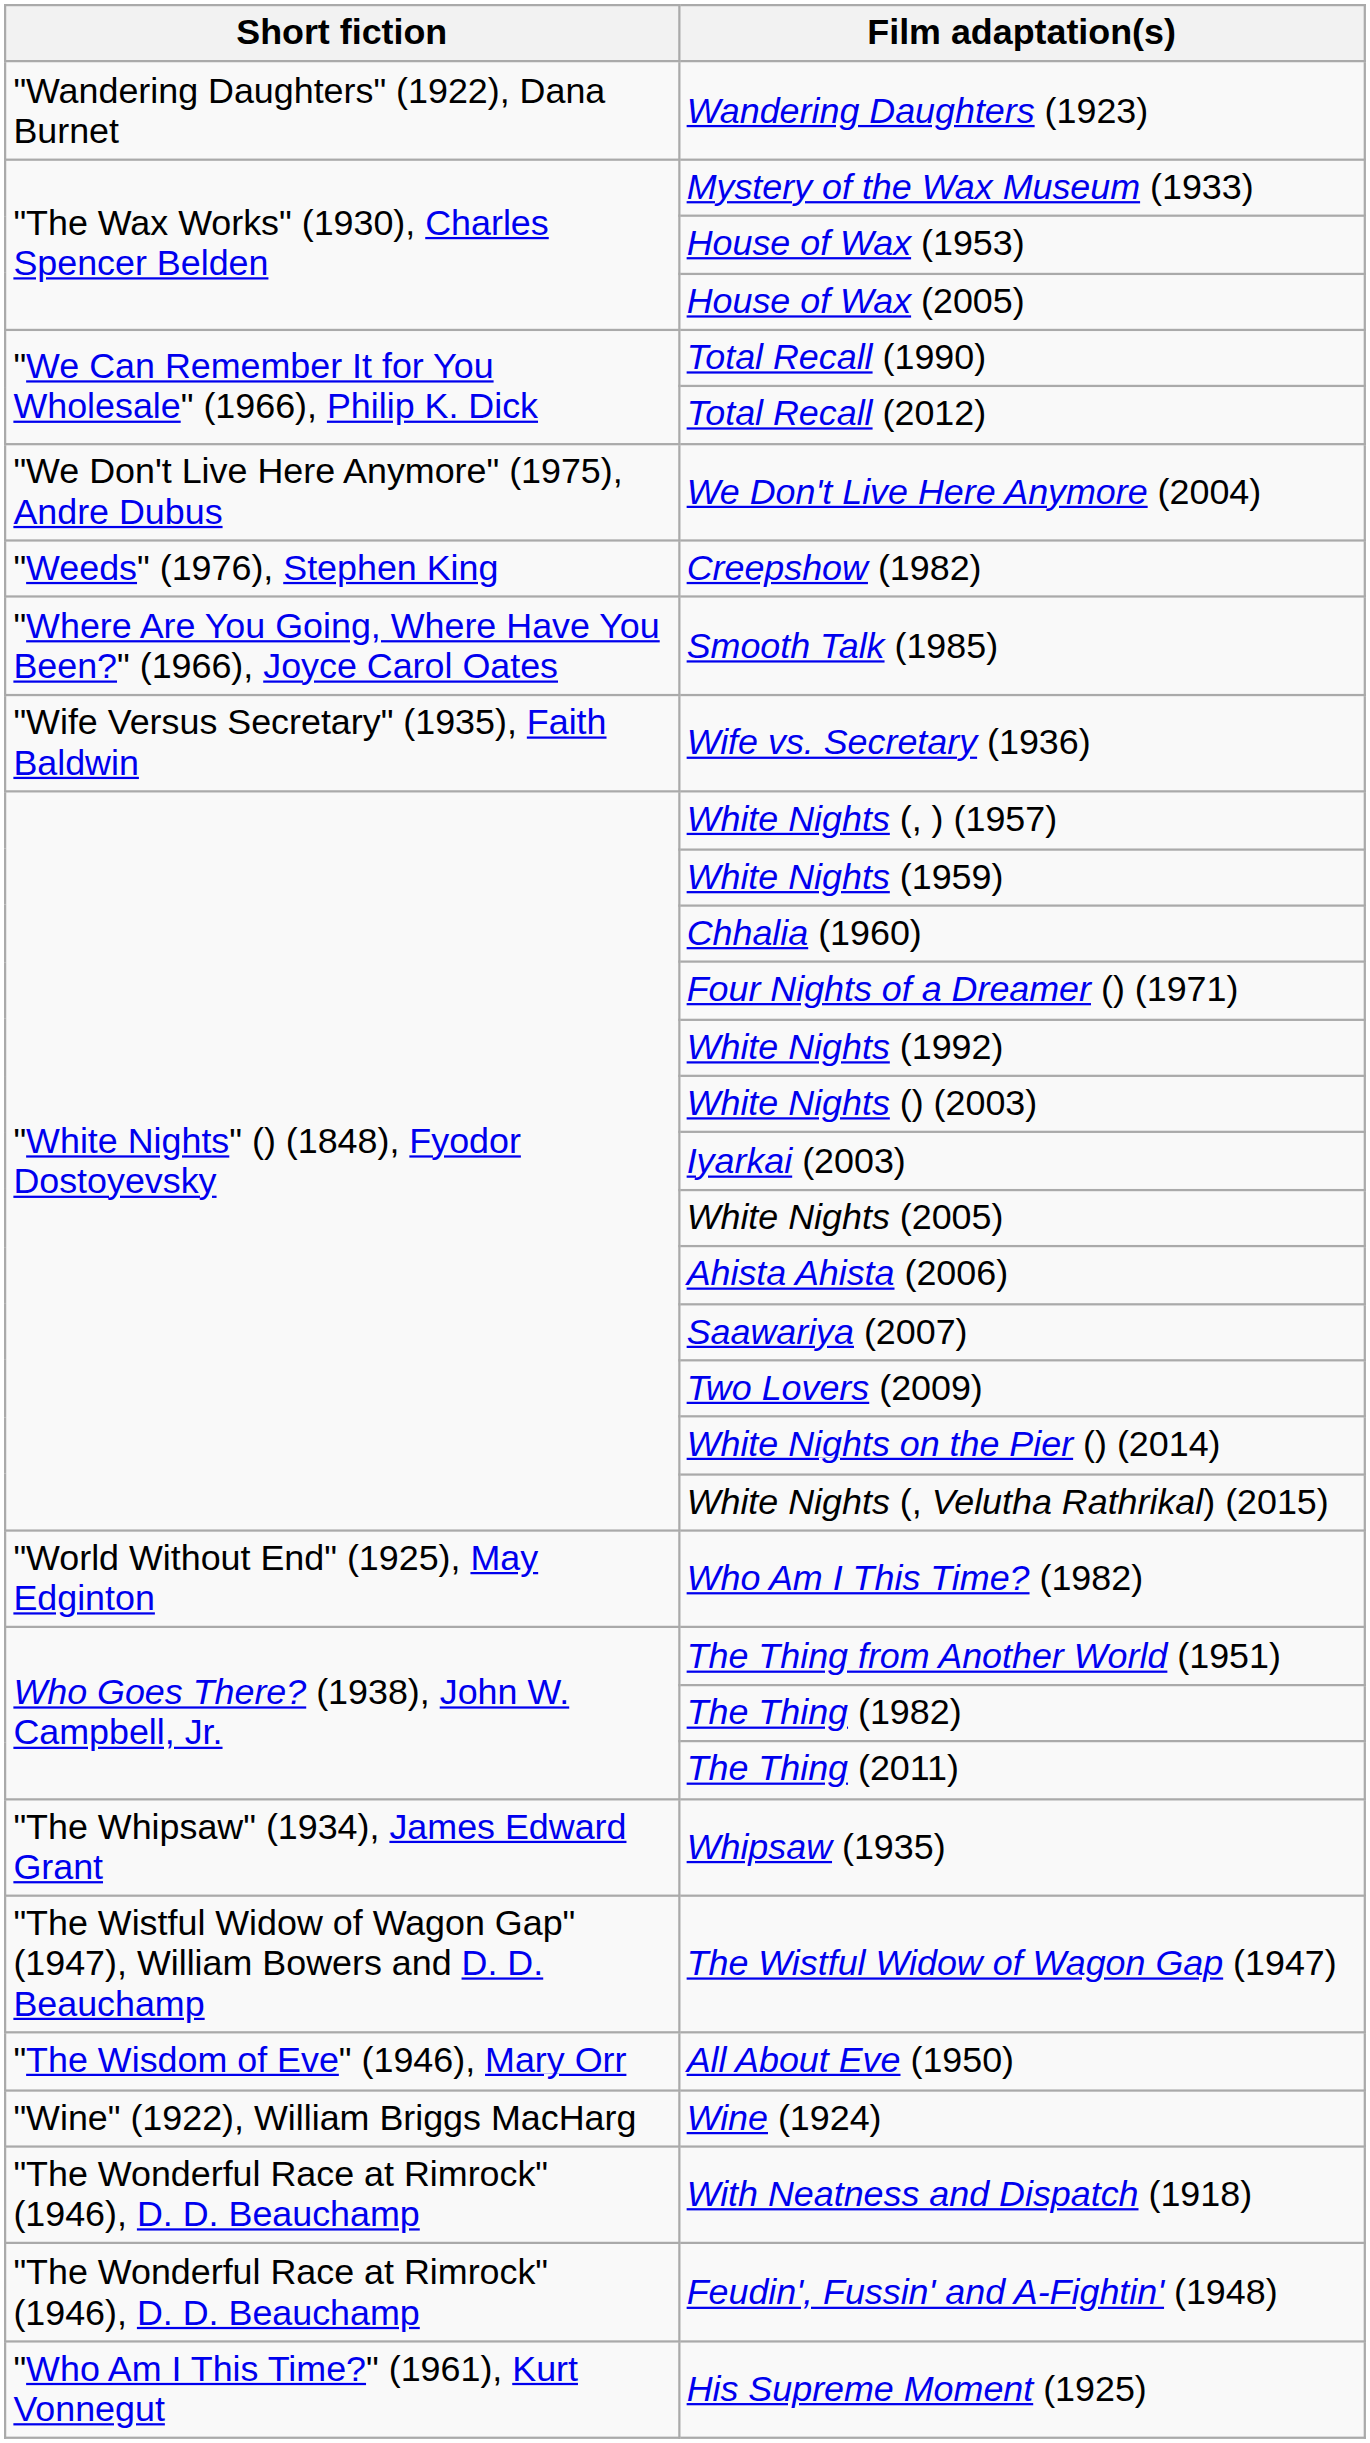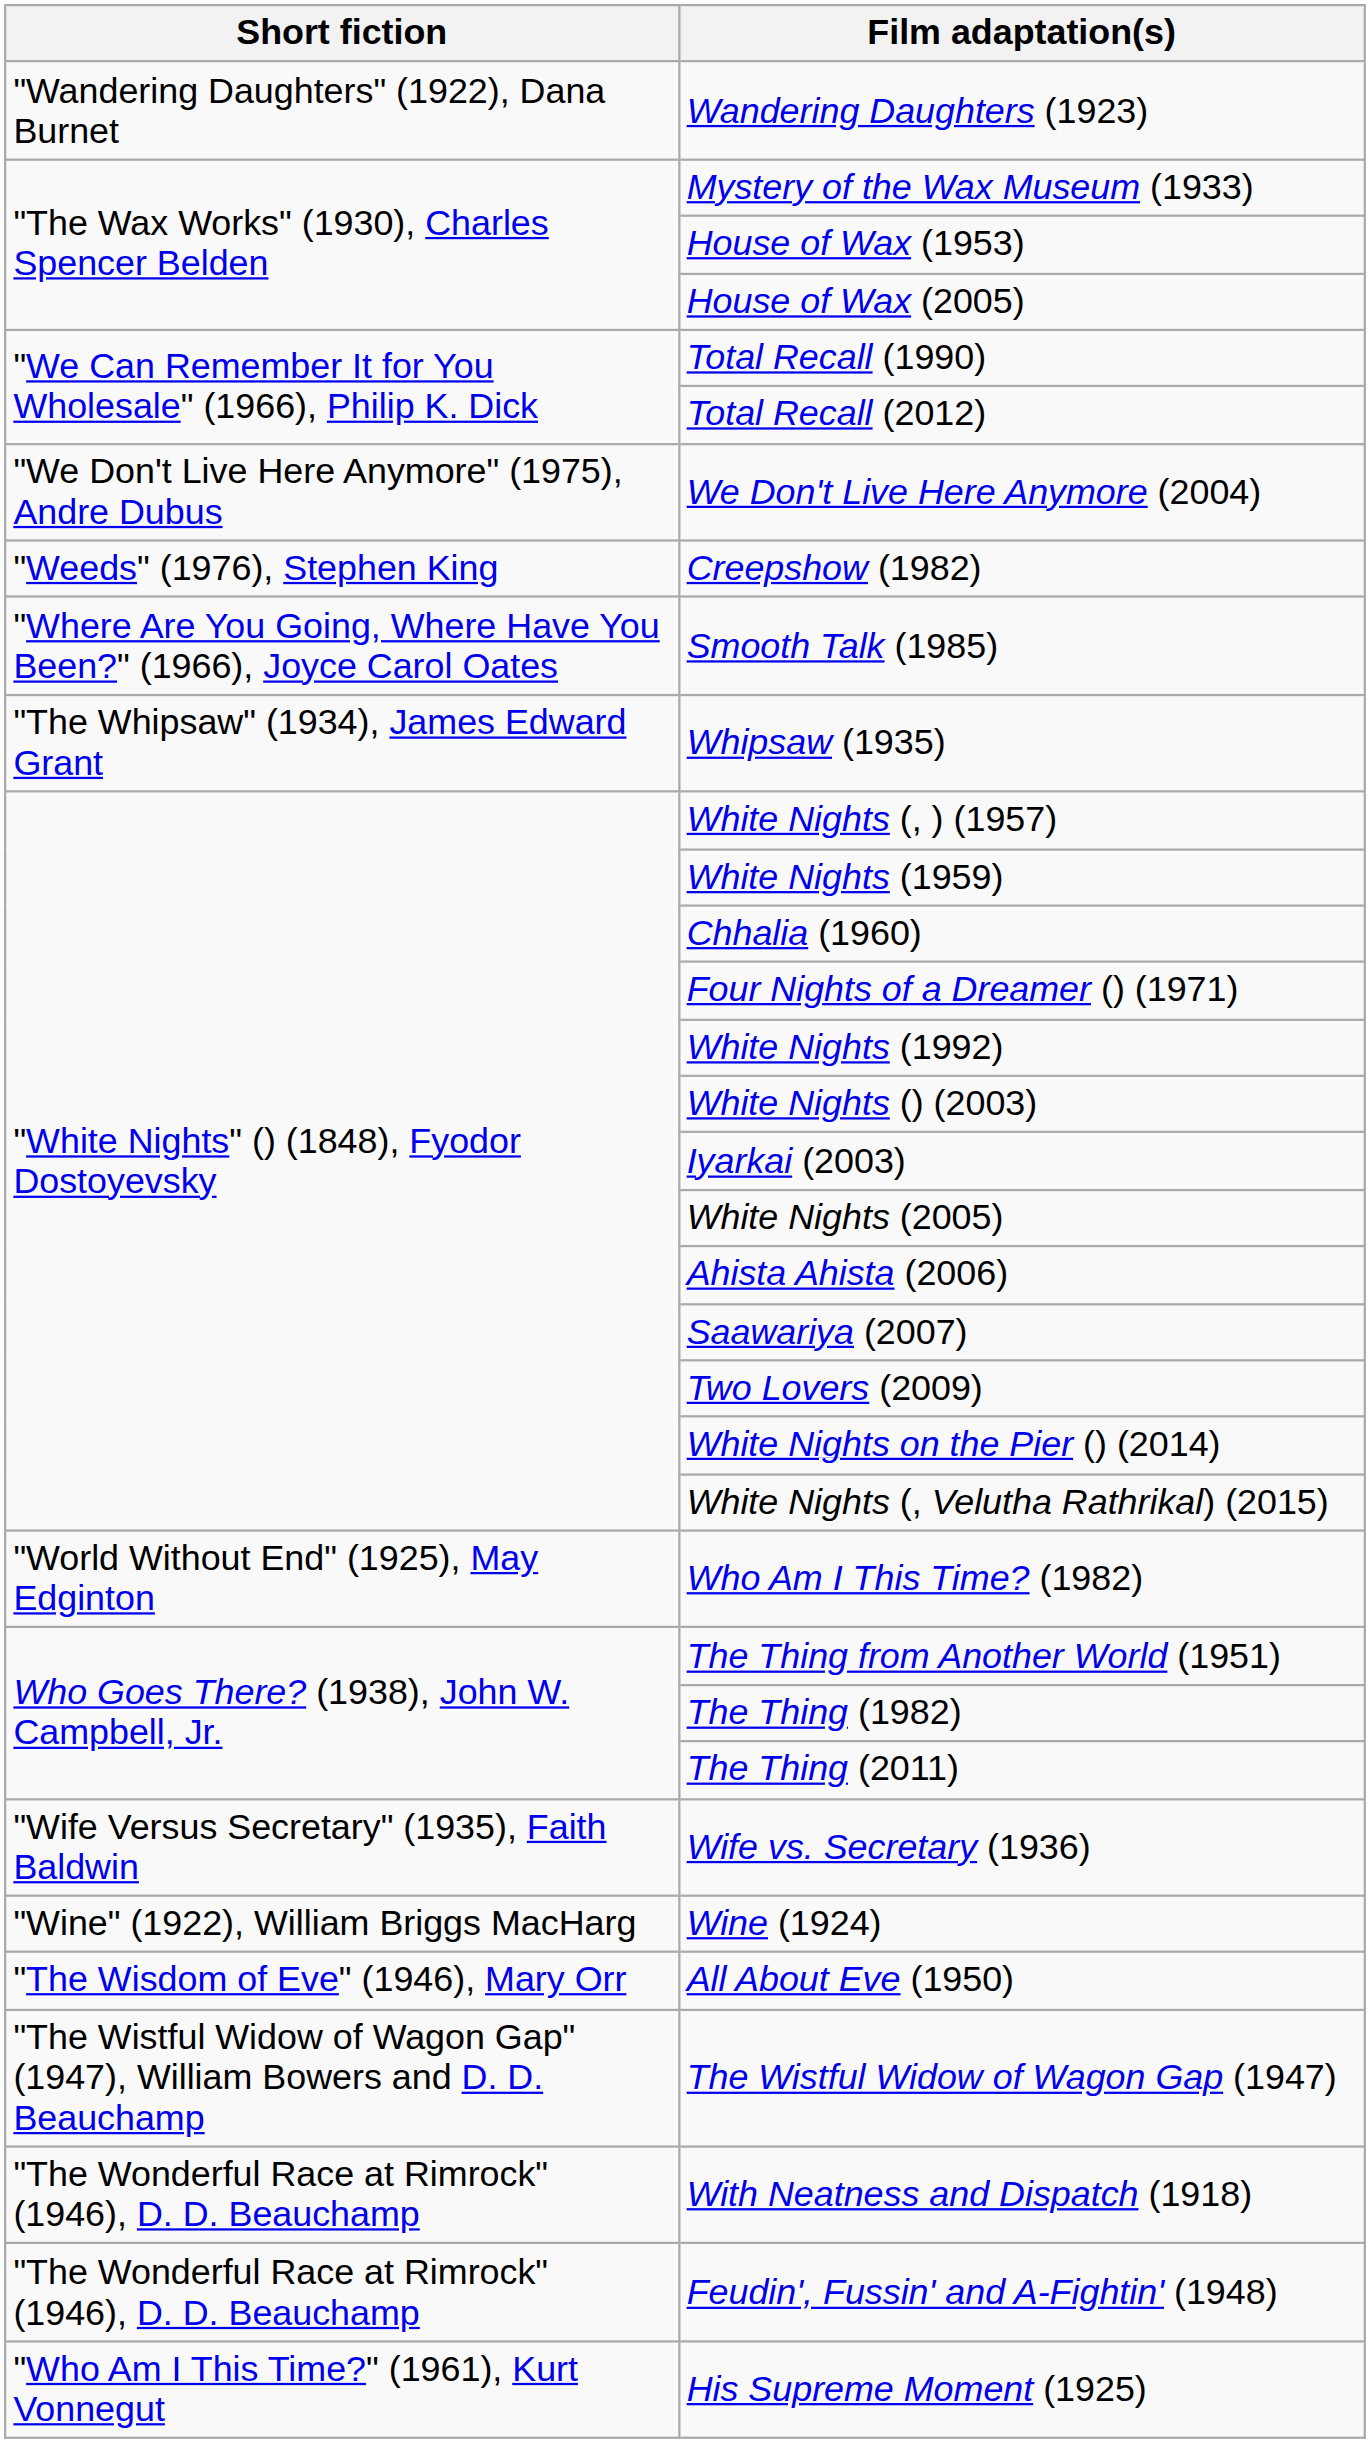rows swapped: (816, 1846) <-> (889, 742)
rows swapped: (784, 2117) <-> (1012, 1963)
